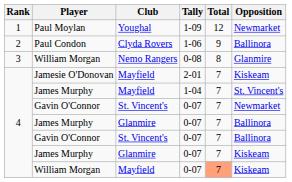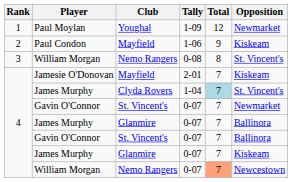(145, 43) Clyda Rovers -> (136, 43) Mayfield
(252, 43) Ballinora -> (252, 43) Kiskeam
(253, 59) Glanmire -> (259, 59) St. Vincent's
(136, 91) Mayfield -> (145, 91) Clyda Rovers
(218, 91) no background -> (218, 91) lightblue background
(136, 169) Mayfield -> (148, 169) Nemo Rangers
(252, 169) Kiskeam -> (260, 169) Newcestown
